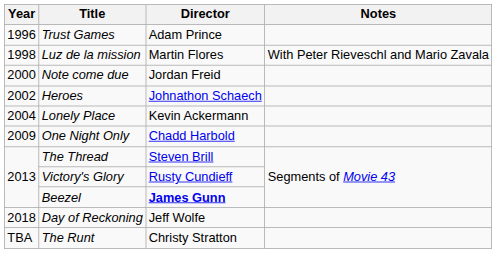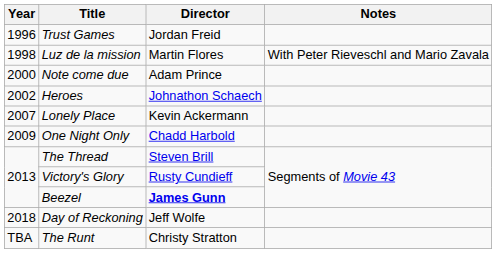(185, 34) Adam Prince -> (185, 34) Jordan Freid
(185, 75) Jordan Freid -> (185, 75) Adam Prince
(22, 116) 2004 -> (22, 116) 2007
